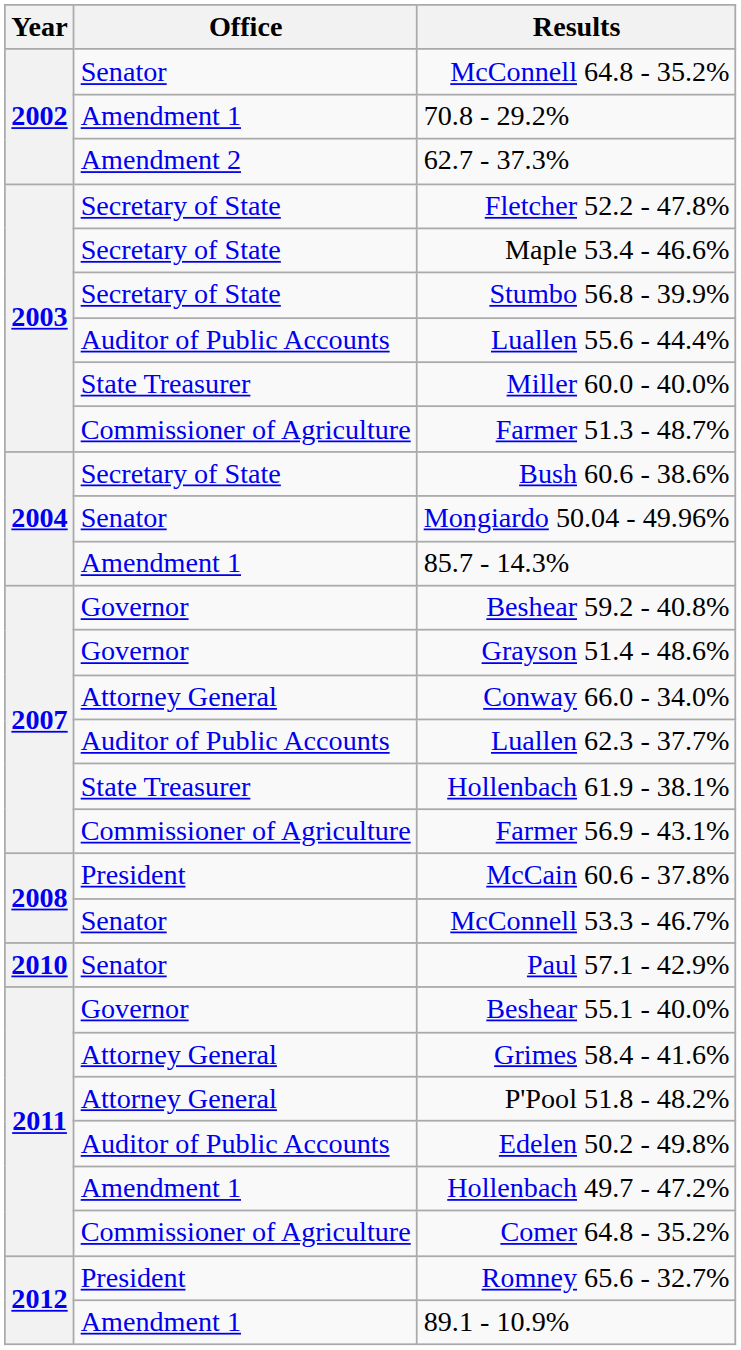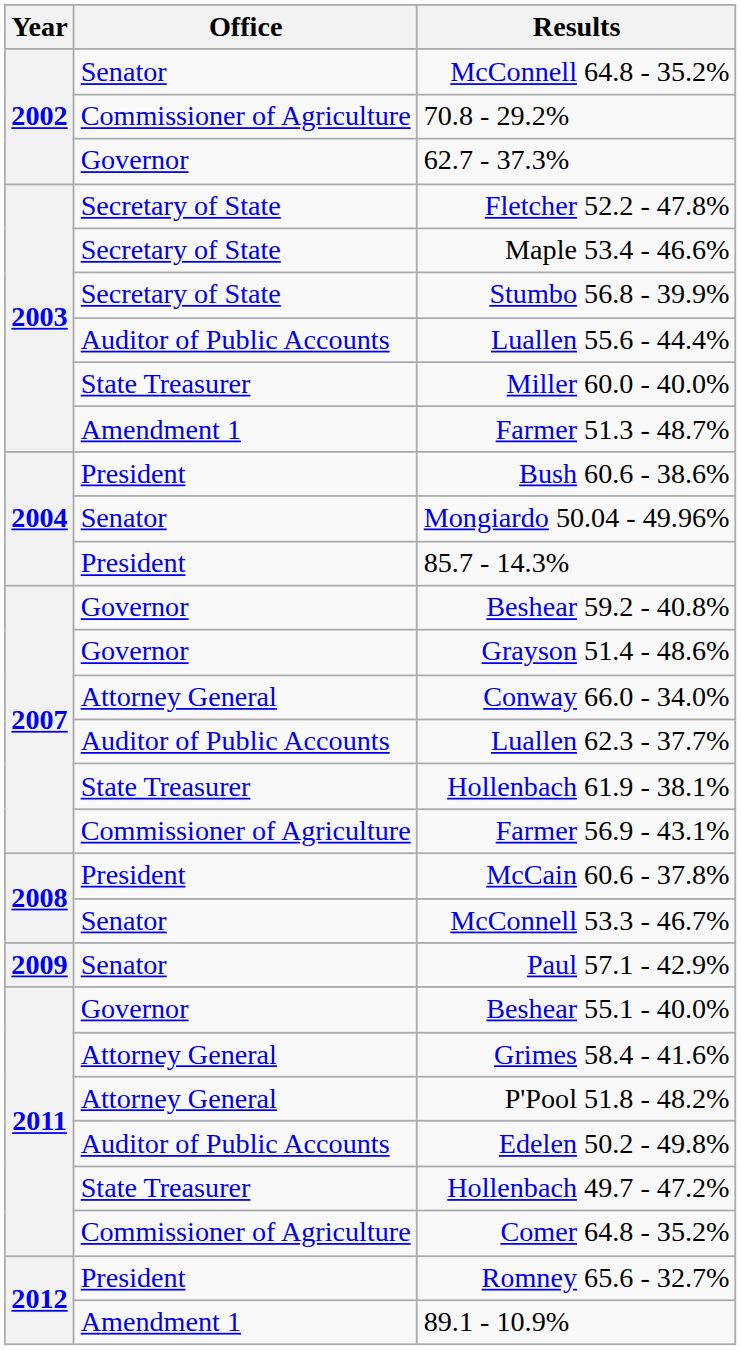(161, 116) Amendment 1 -> (246, 116) Commissioner of Agriculture
(161, 160) Amendment 2 -> (135, 160) Governor
(246, 428) Commissioner of Agriculture -> (161, 428) Amendment 1
(181, 473) Secretary of State -> (133, 473) President
(161, 562) Amendment 1 -> (133, 562) President
(40, 964) 2010 -> (40, 964) 2009
(161, 1187) Amendment 1 -> (166, 1187) State Treasurer
